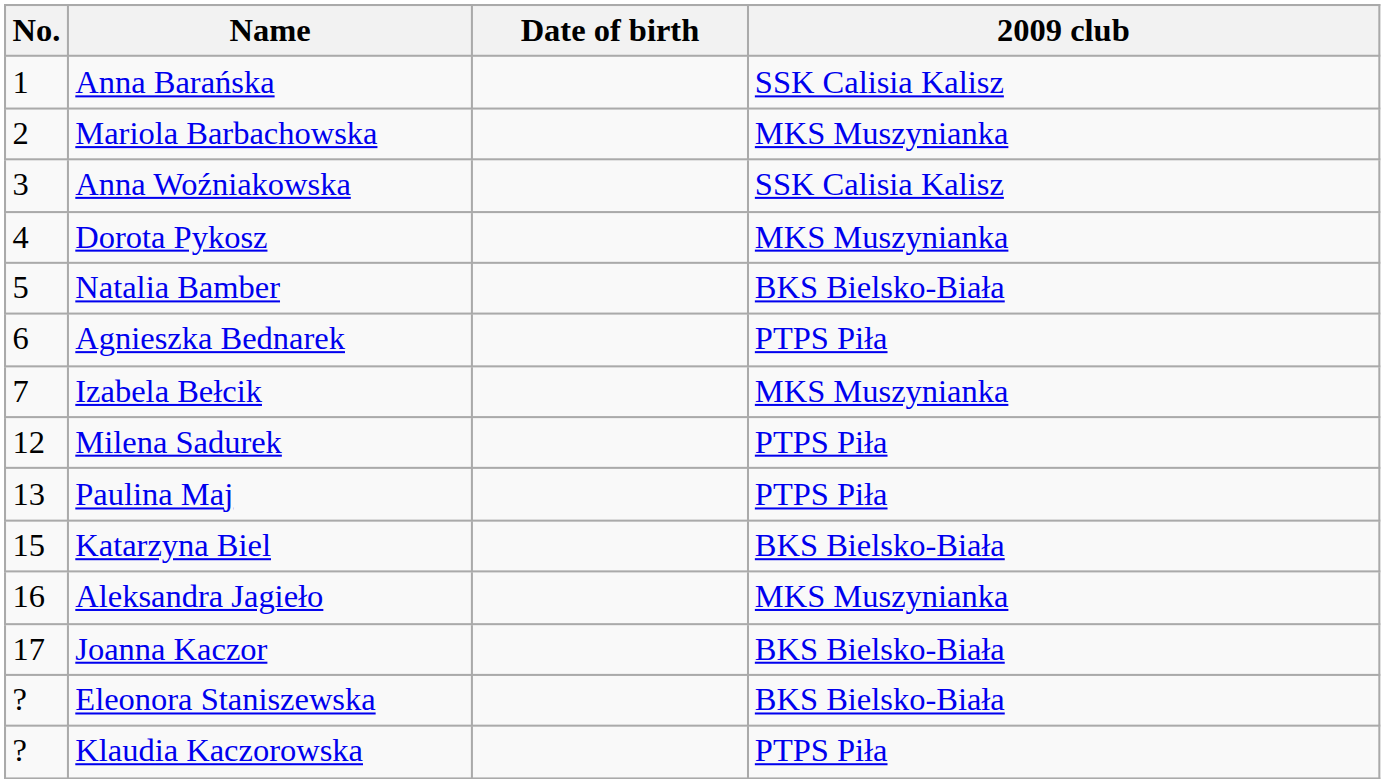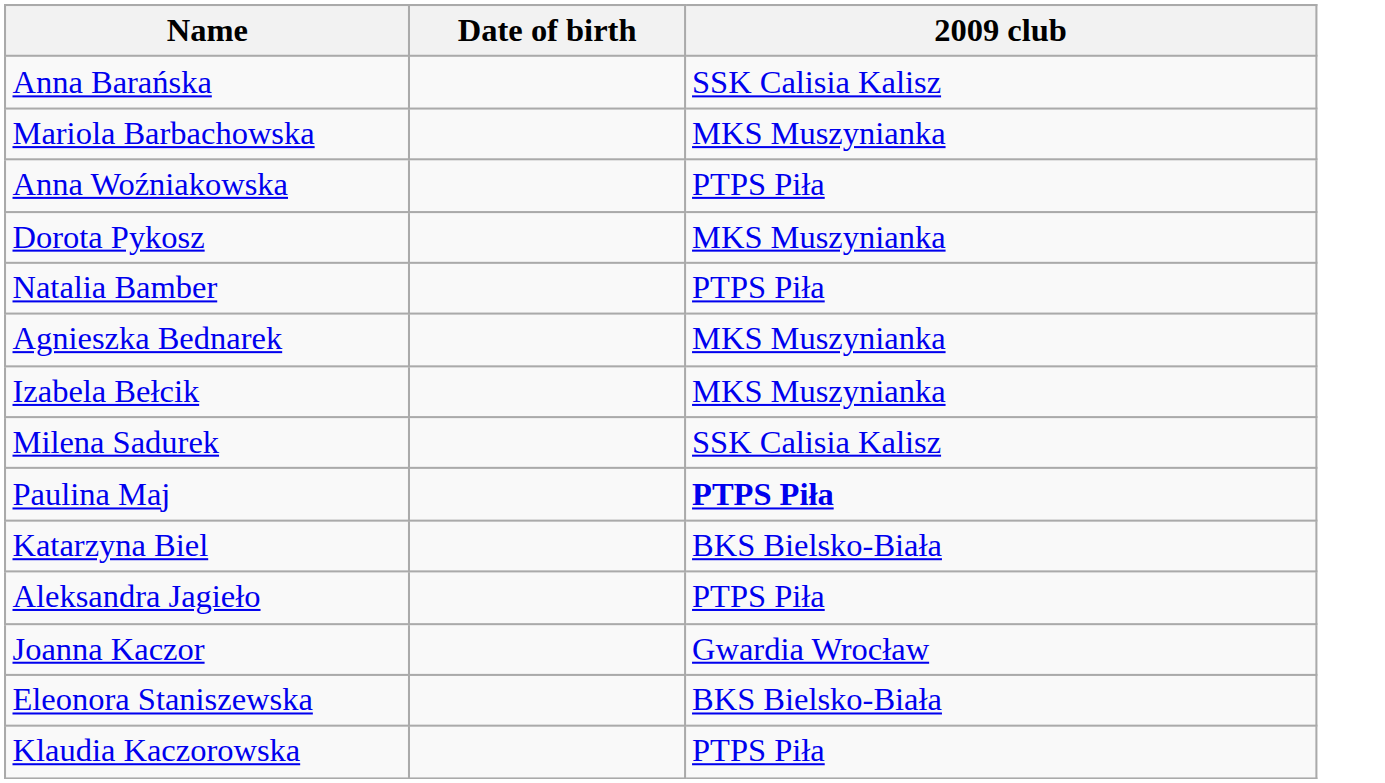- column: (36, 30)
(879, 184) SSK Calisia Kalisz -> (758, 184) PTPS Piła
(880, 287) BKS Bielsko-Biała -> (758, 287) PTPS Piła
(821, 339) PTPS Piła -> (819, 339) MKS Muszynianka
(821, 442) PTPS Piła -> (817, 442) SSK Calisia Kalisz
(821, 493) normal -> (763, 493) bold
(882, 596) MKS Muszynianka -> (758, 596) PTPS Piła
(880, 648) BKS Bielsko-Biała -> (811, 648) Gwardia Wrocław
